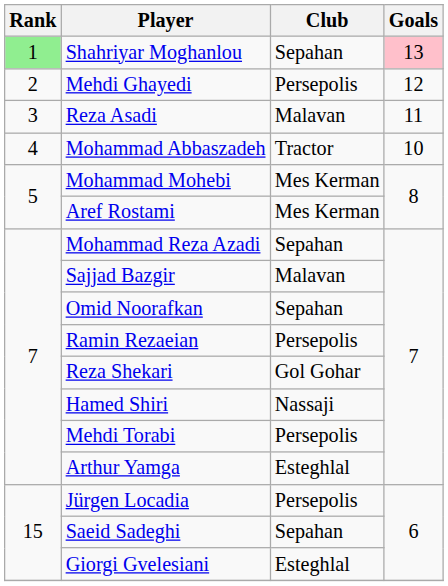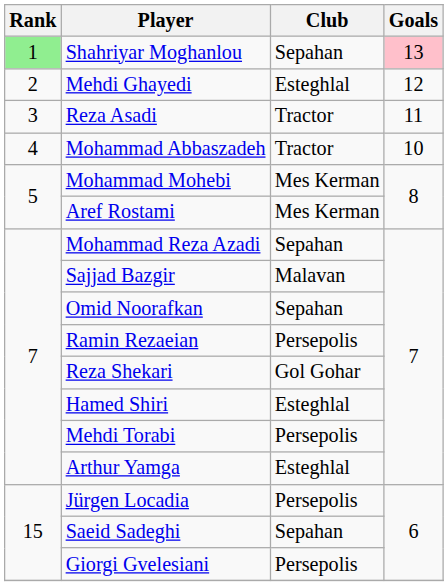(316, 84) Persepolis -> (312, 84) Esteghlal
(310, 116) Malavan -> (304, 116) Tractor
(304, 404) Nassaji -> (312, 404) Esteghlal
(312, 564) Esteghlal -> (316, 564) Persepolis
